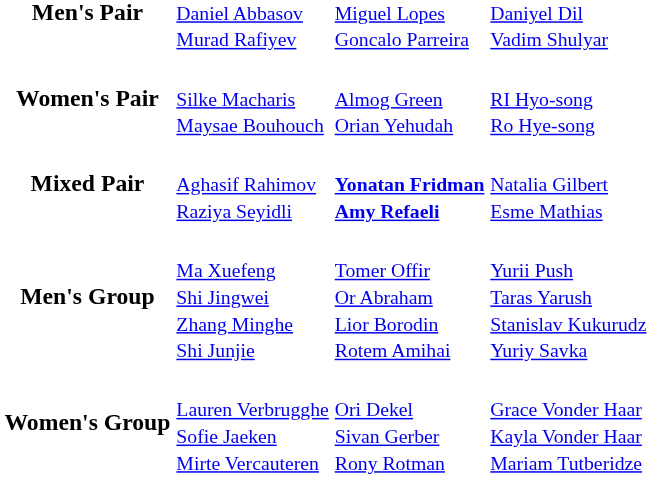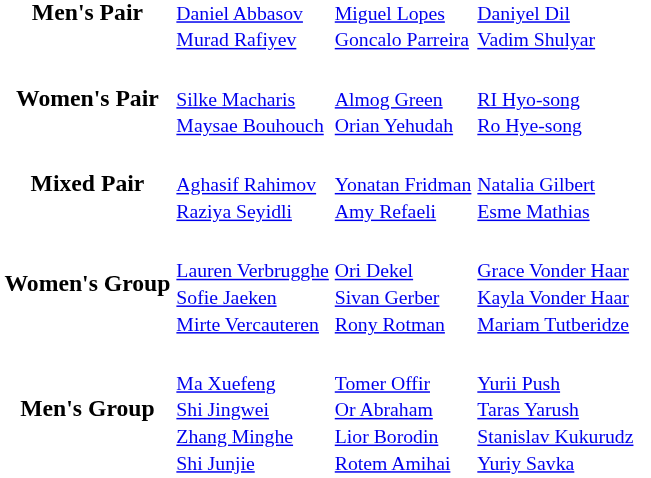(410, 197) bold -> (403, 198) normal
rows swapped: (87, 296) <-> (87, 422)
